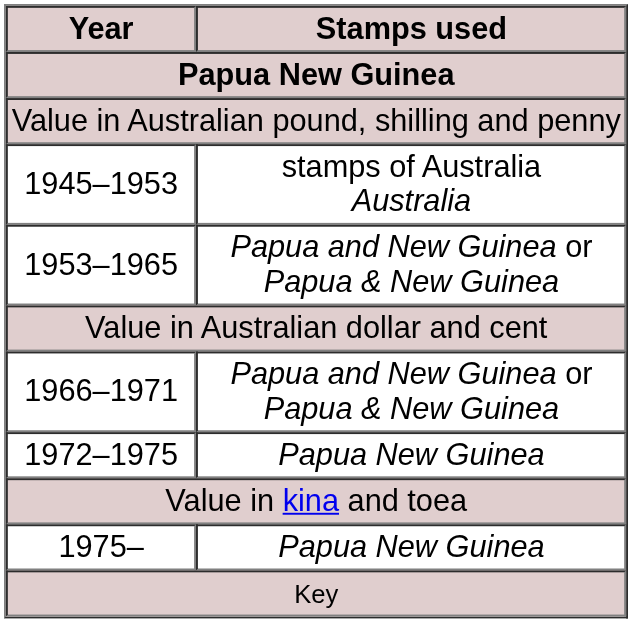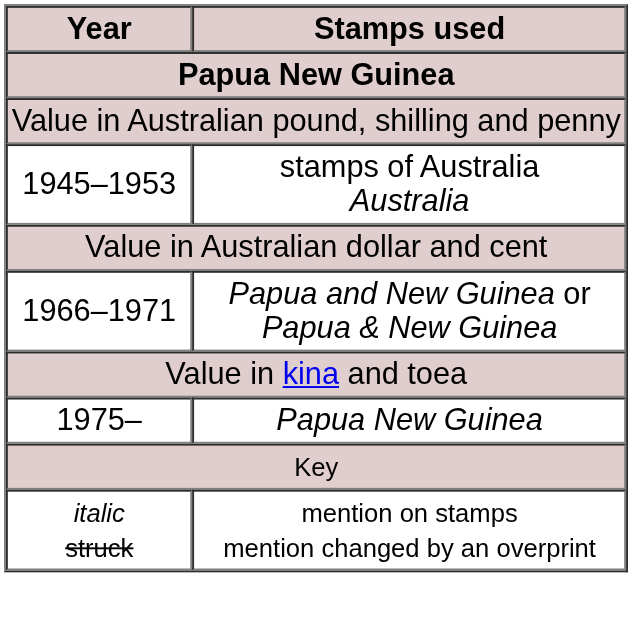- row: (101, 264)
- row: (101, 454)
+ row: (99, 531)
